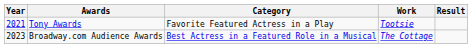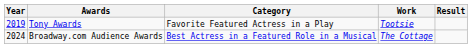(16, 24) 2021 -> (16, 24) 2019
(16, 37) 2023 -> (16, 37) 2024
